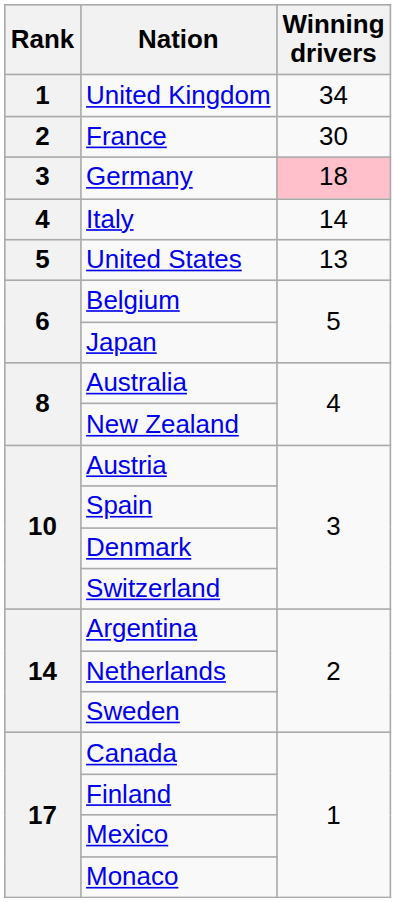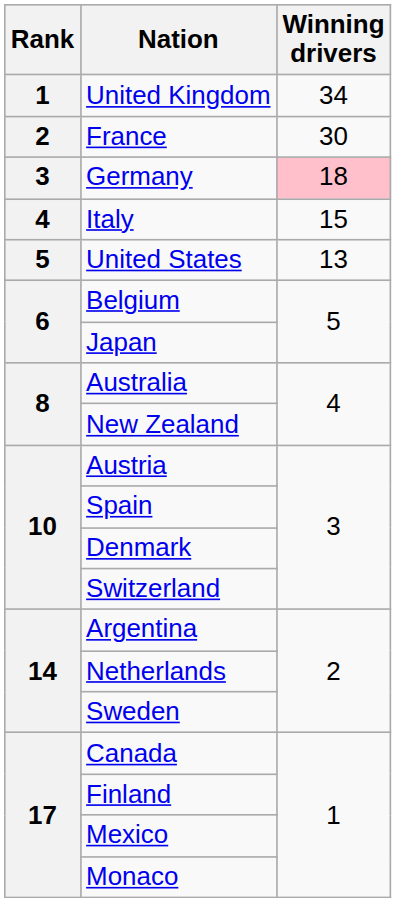(333, 218) 14 -> (333, 218) 15
